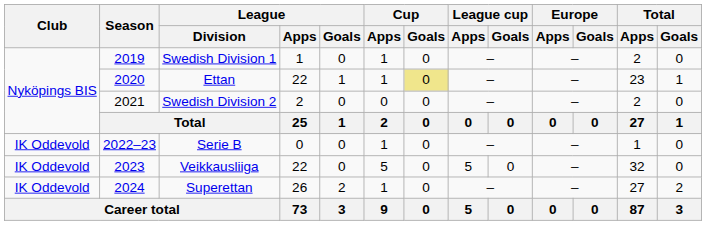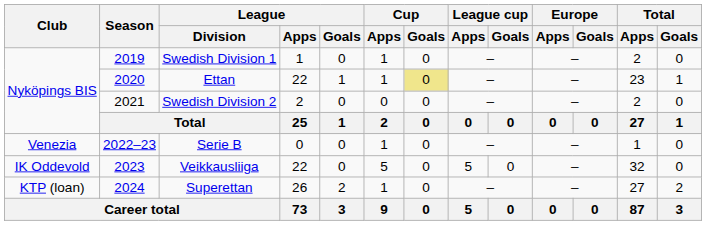(52, 144) IK Oddevold -> (52, 144) Venezia
(52, 187) IK Oddevold -> (52, 187) KTP (loan)
